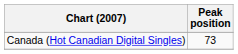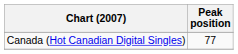(210, 40) 73 -> (210, 40) 77
